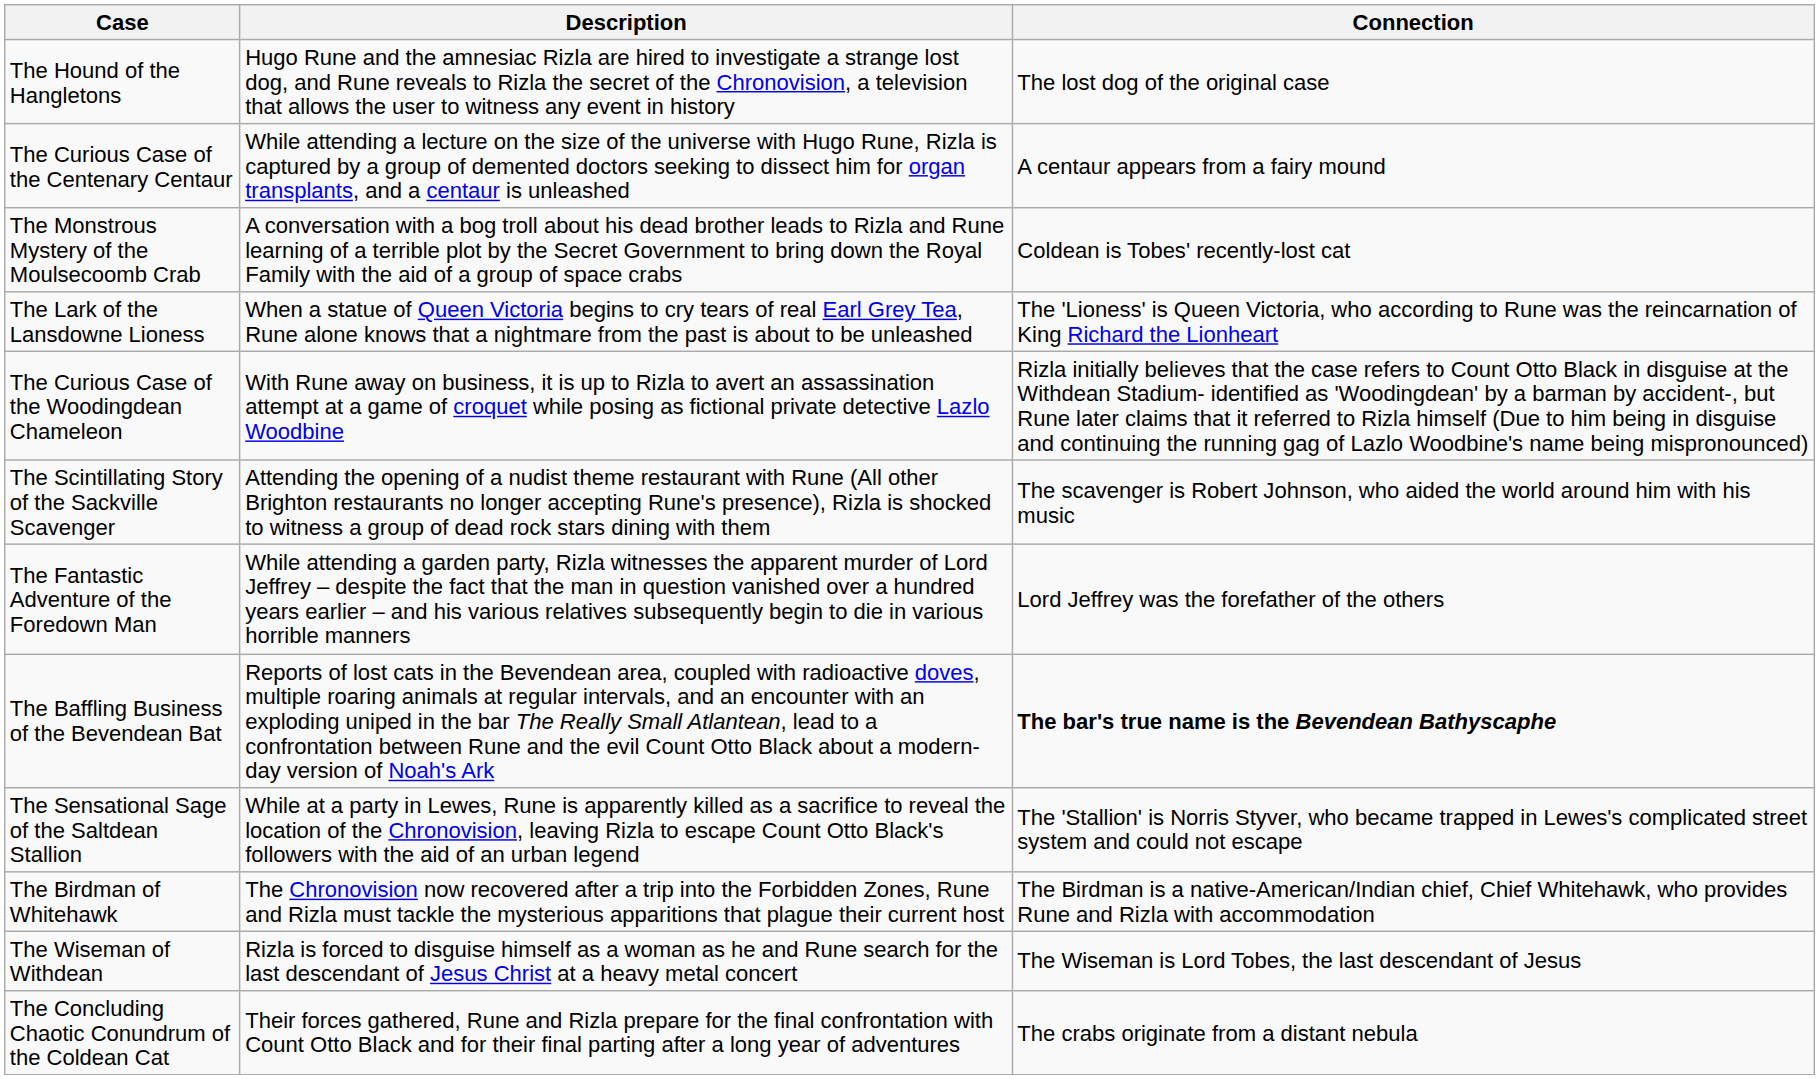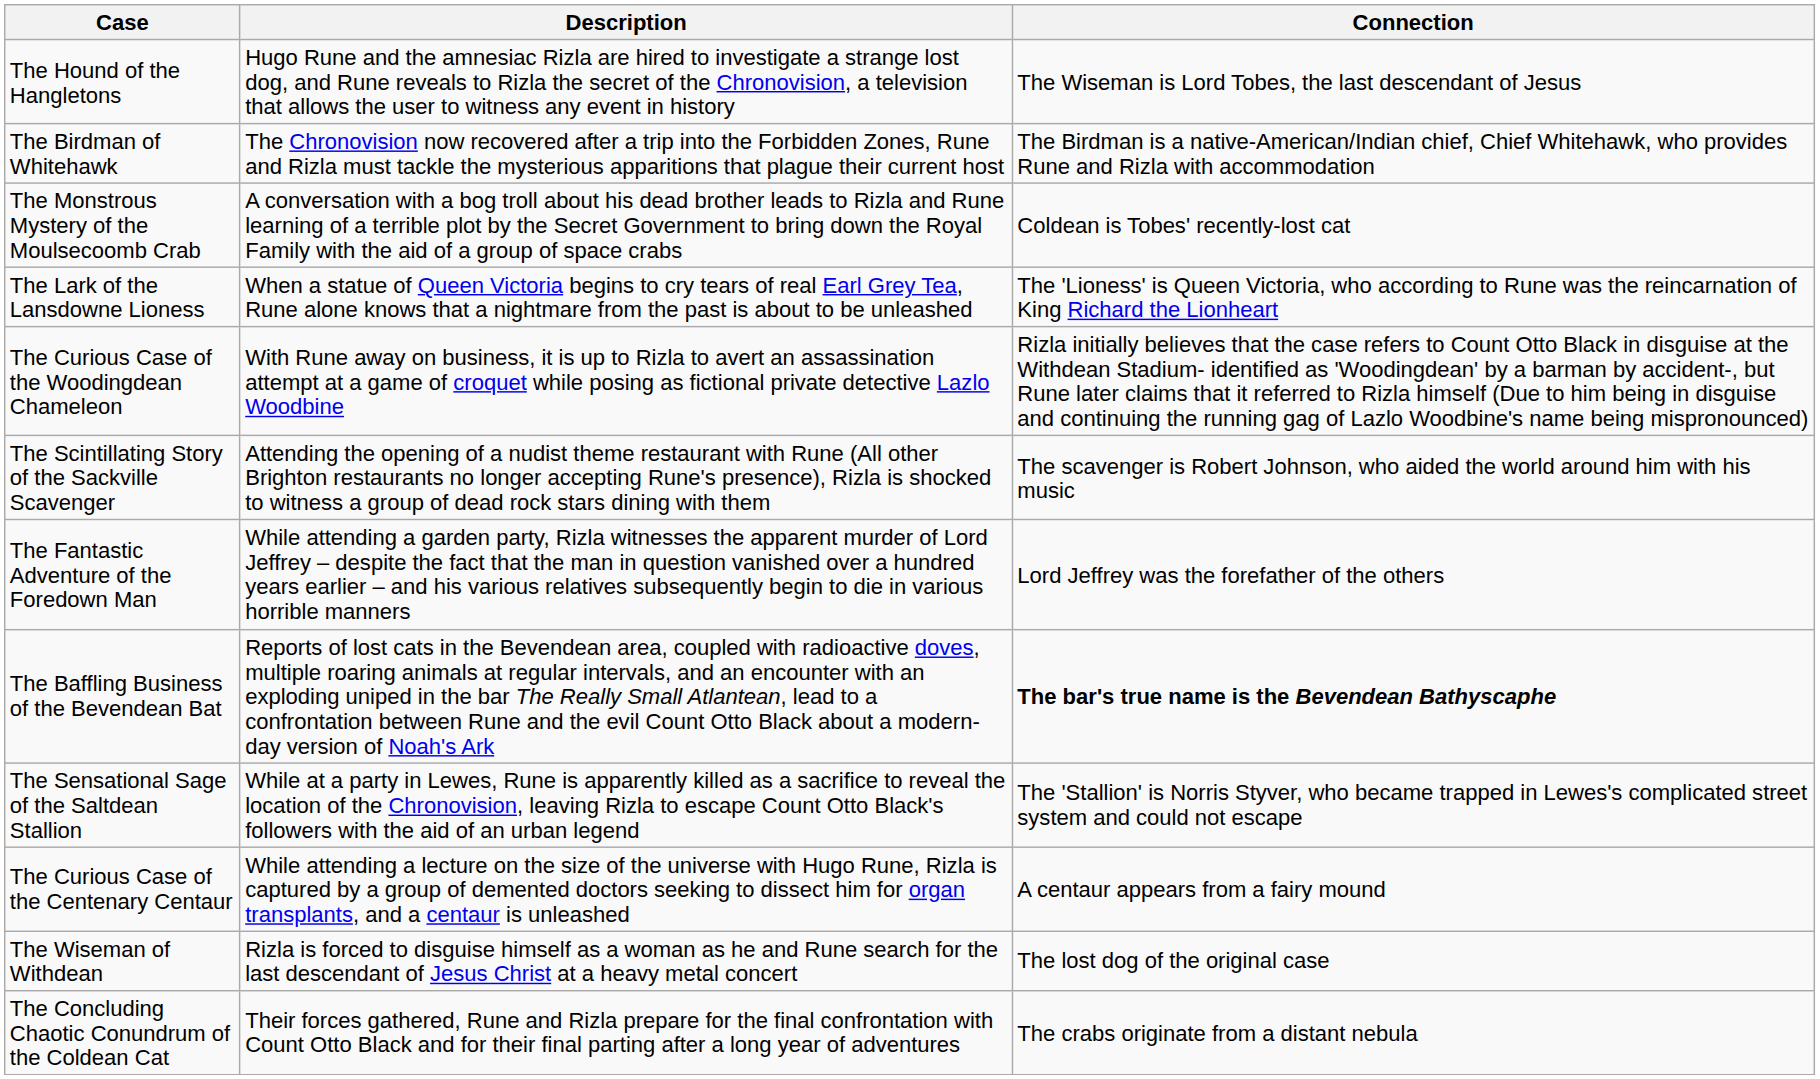(1173, 82) The lost dog of the original case -> (1299, 82) The Wiseman is Lord Tobes, the last descendant of Jesus
rows swapped: (121, 166) <-> (85, 901)
(1299, 961) The Wiseman is Lord Tobes, the last descendant of Jesus -> (1173, 961) The lost dog of the original case
